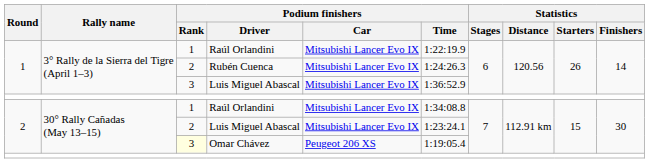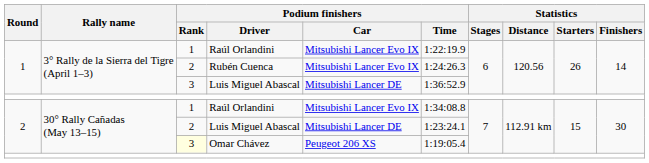(362, 84) Mitsubishi Lancer Evo IX -> (353, 84) Mitsubishi Lancer DE
(362, 125) Mitsubishi Lancer Evo IX -> (353, 125) Mitsubishi Lancer DE
